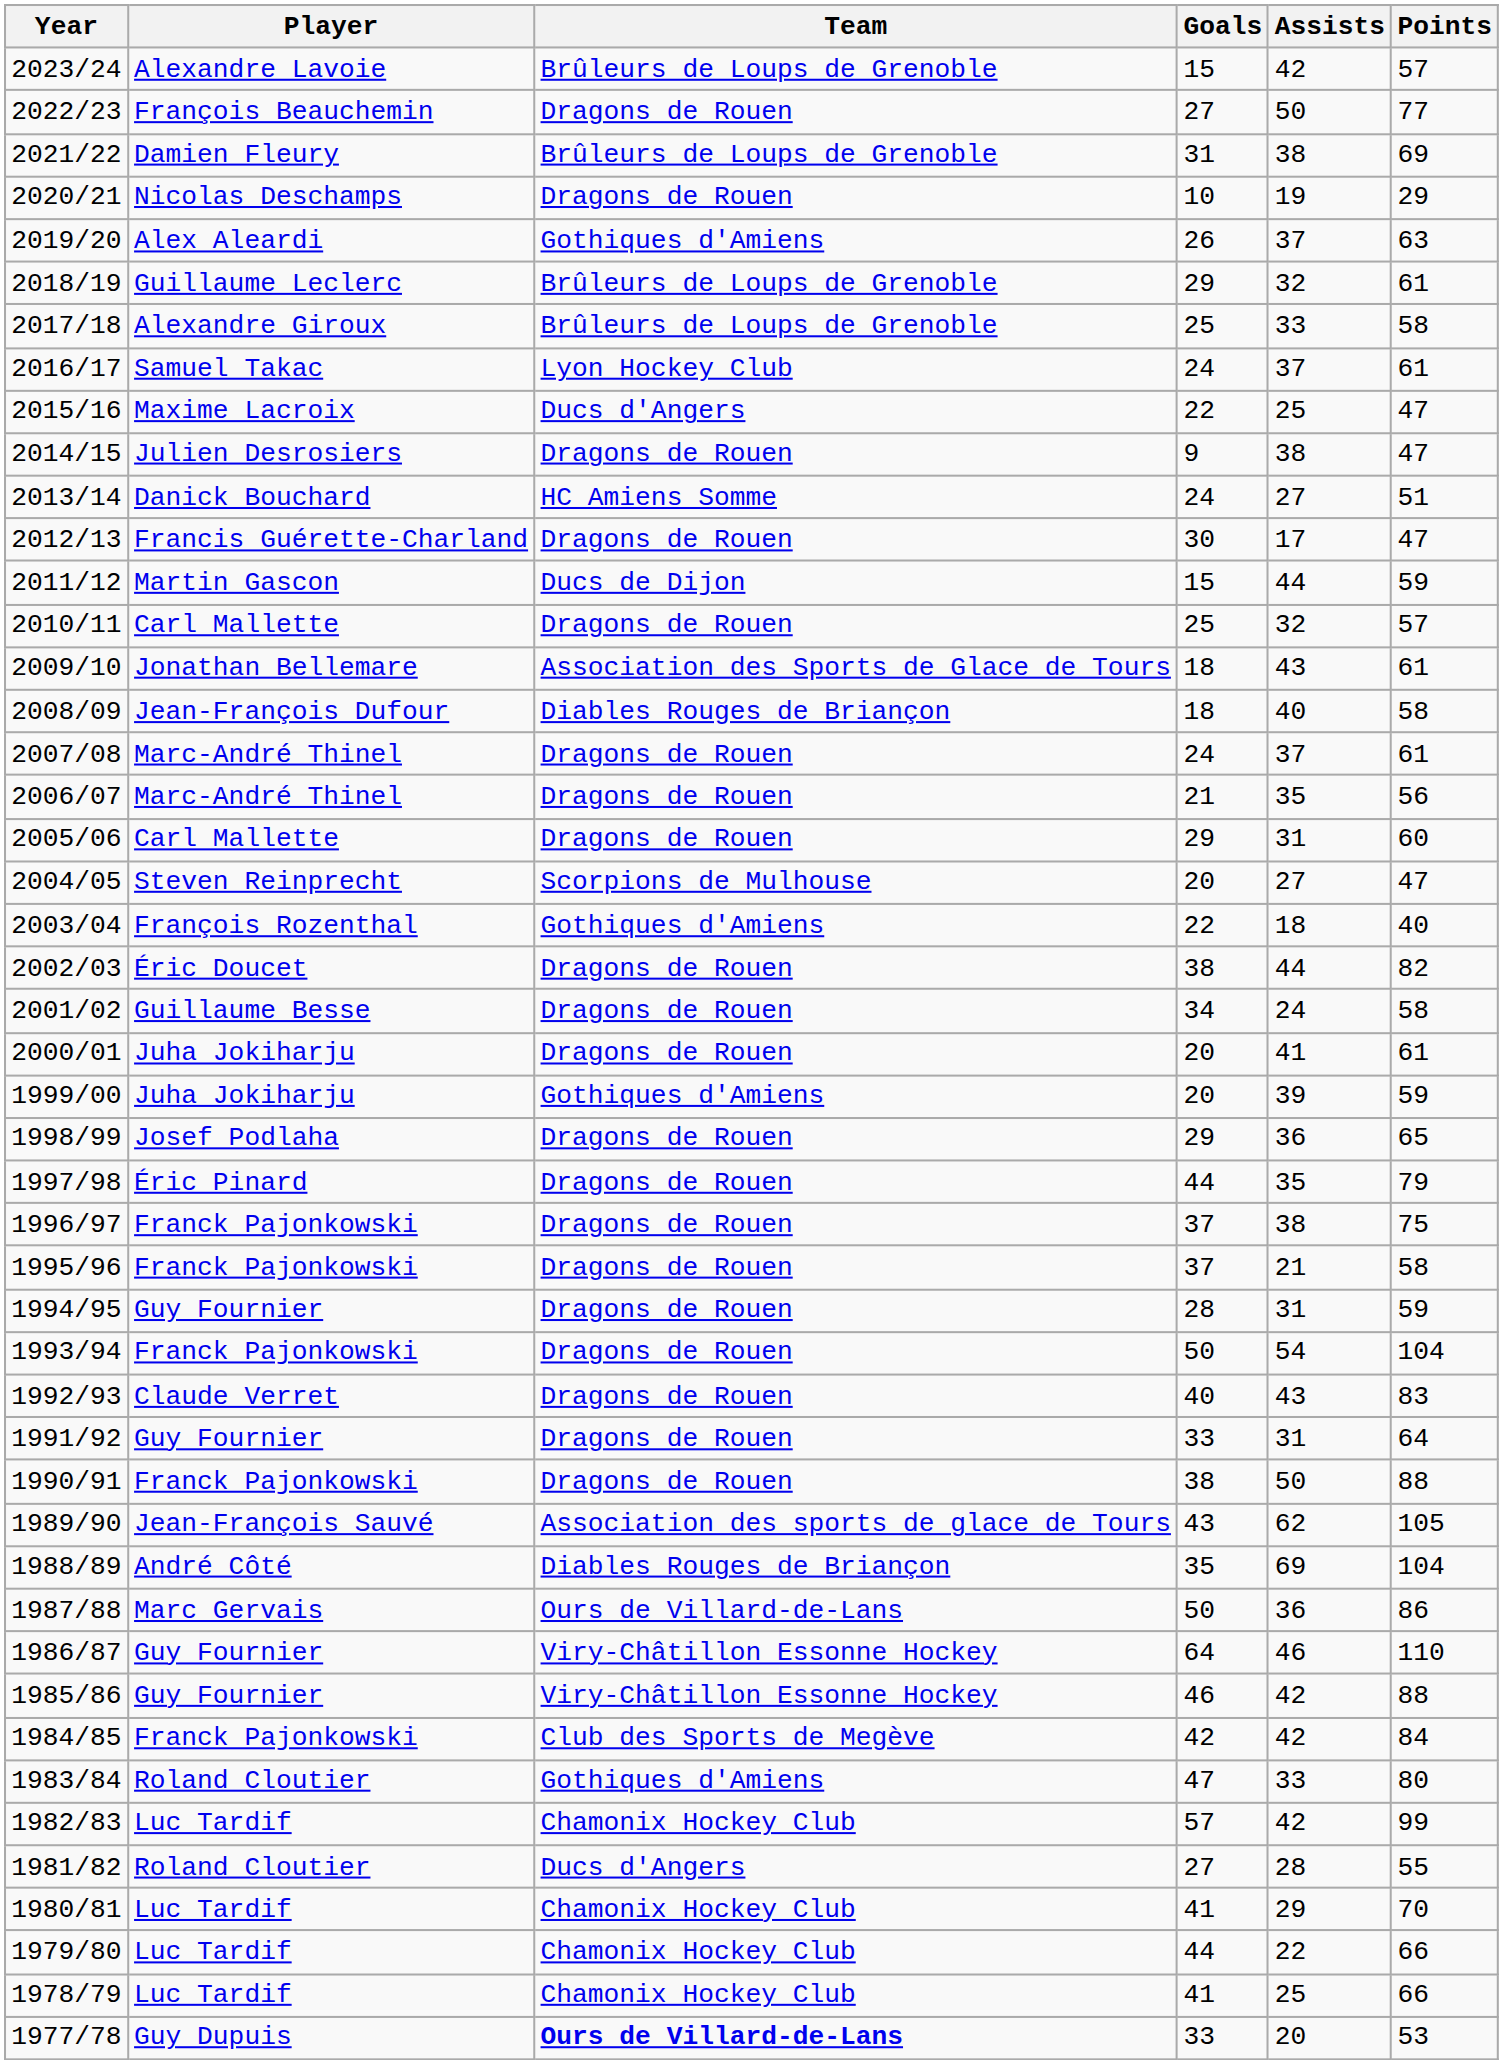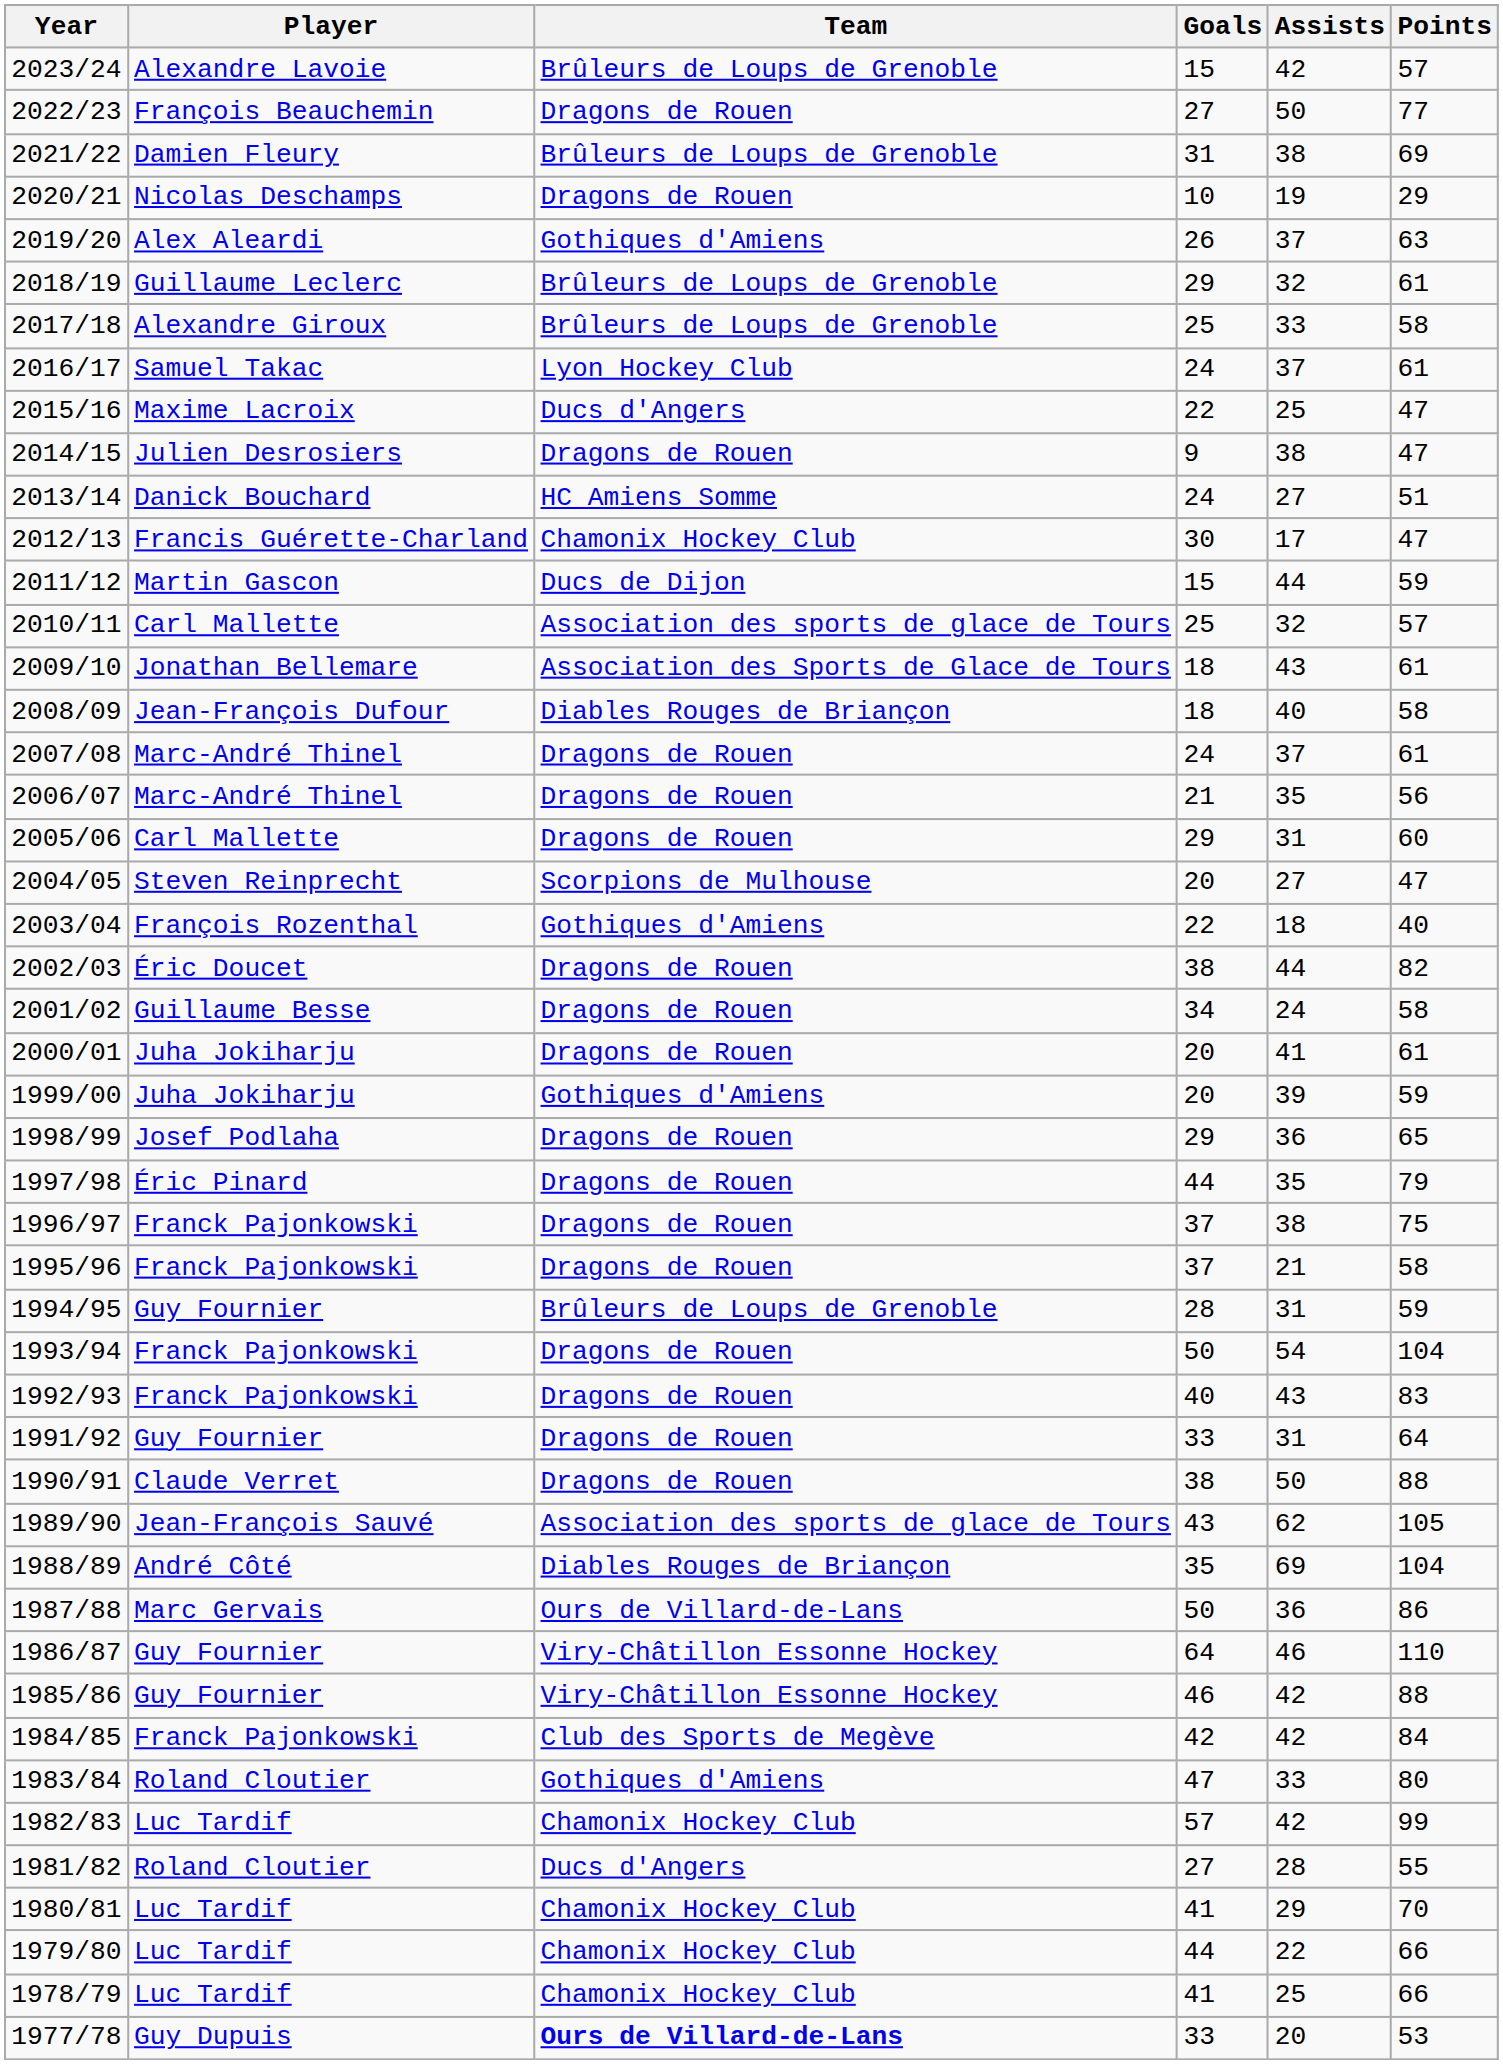(667, 540) Dragons de Rouen -> (698, 540) Chamonix Hockey Club
(667, 626) Dragons de Rouen -> (856, 626) Association des sports de glace de Tours
(667, 1310) Dragons de Rouen -> (769, 1310) Brûleurs de Loups de Grenoble
(237, 1396) Claude Verret -> (276, 1396) Franck Pajonkowski
(276, 1482) Franck Pajonkowski -> (237, 1482) Claude Verret
